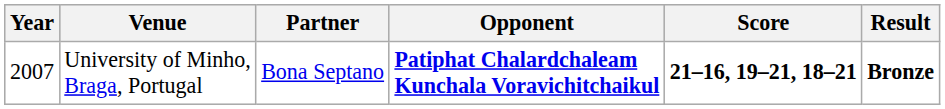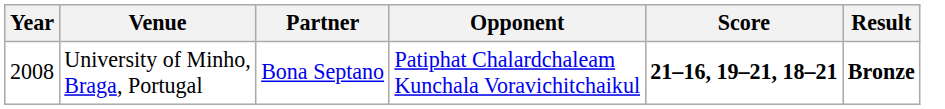(32, 72) 2007 -> (32, 72) 2008
(527, 72) bold -> (517, 72) normal
